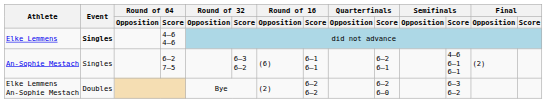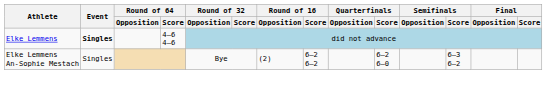- row: (43, 63)
(97, 88) Doubles -> (97, 59) Singles
